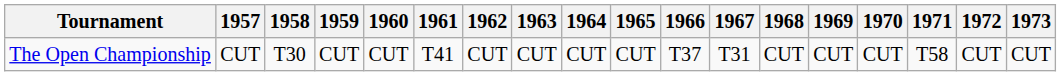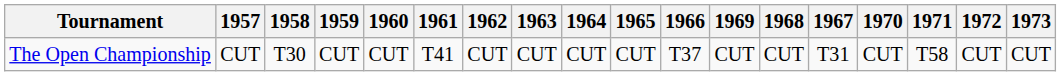columns swapped: (734, 21) <-> (833, 21)
